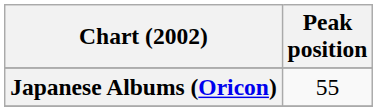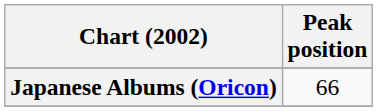(327, 86) 55 -> (327, 86) 66
